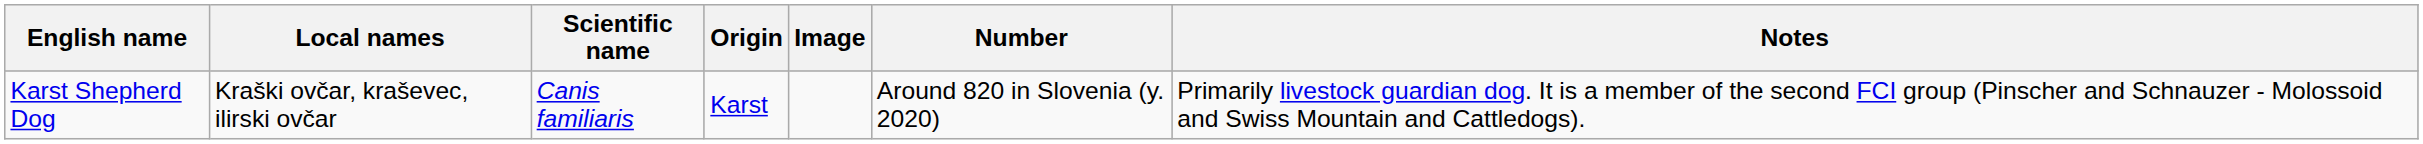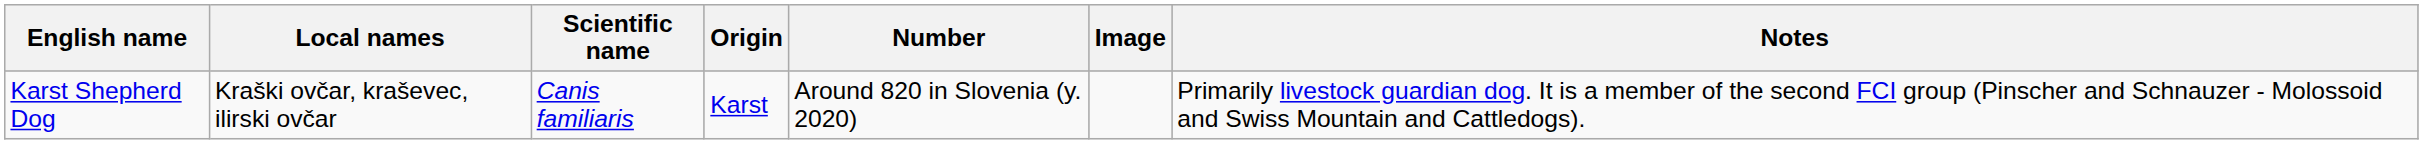columns swapped: (1021, 37) <-> (830, 37)
